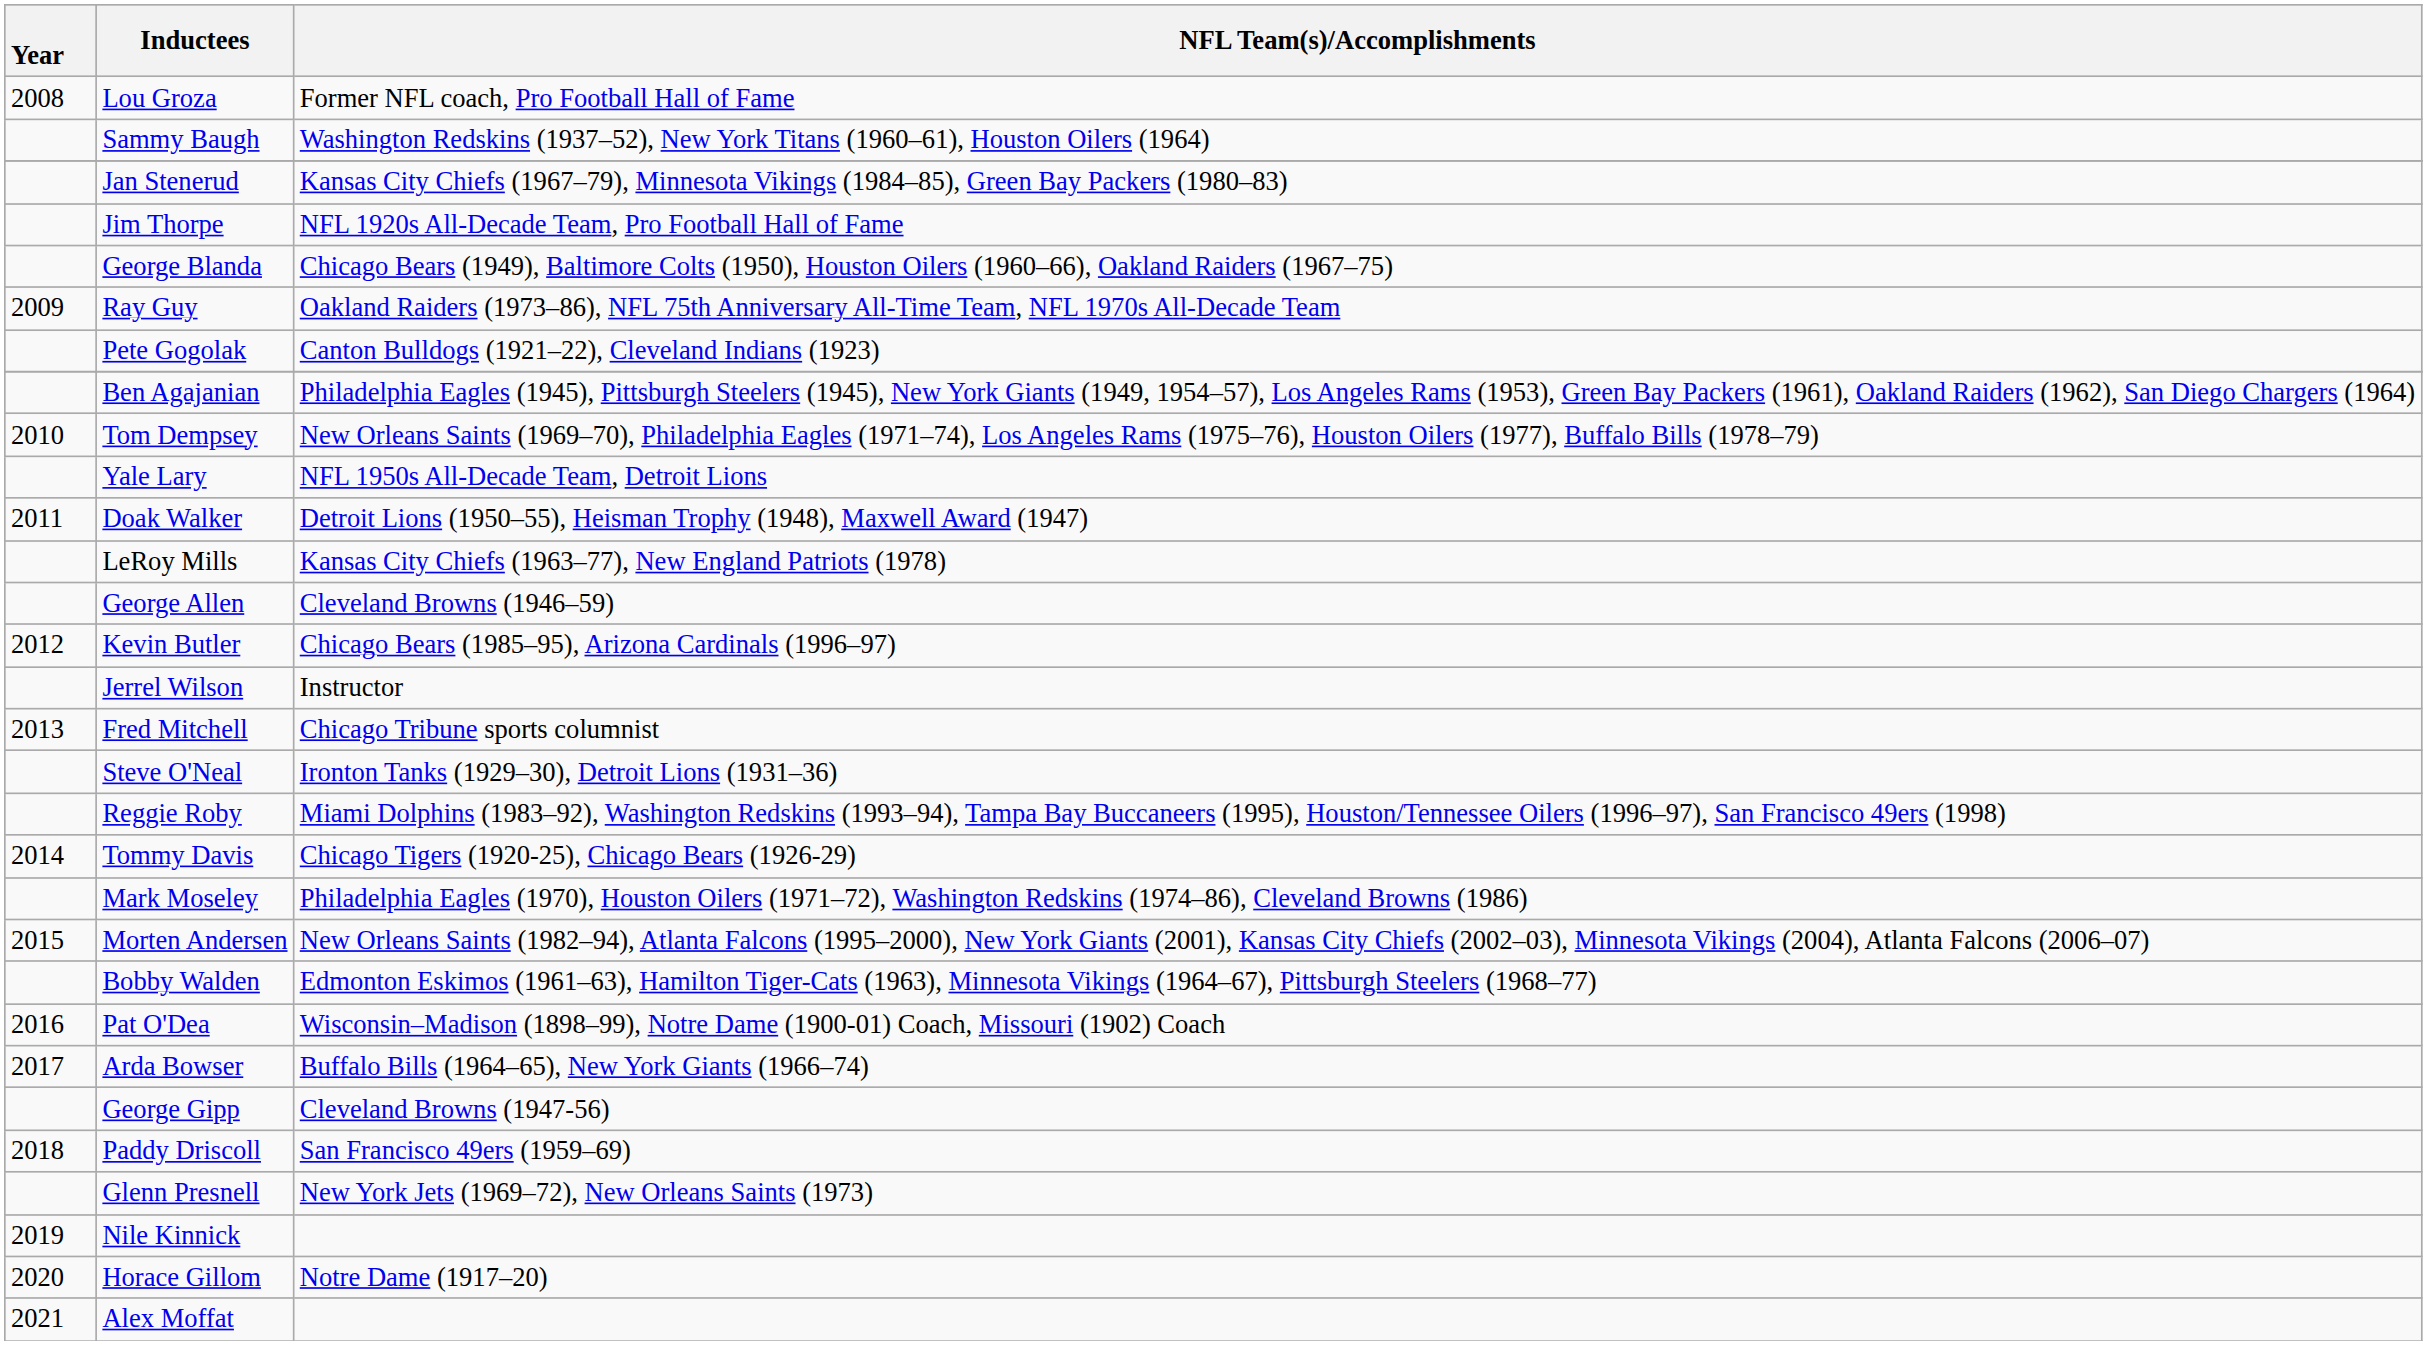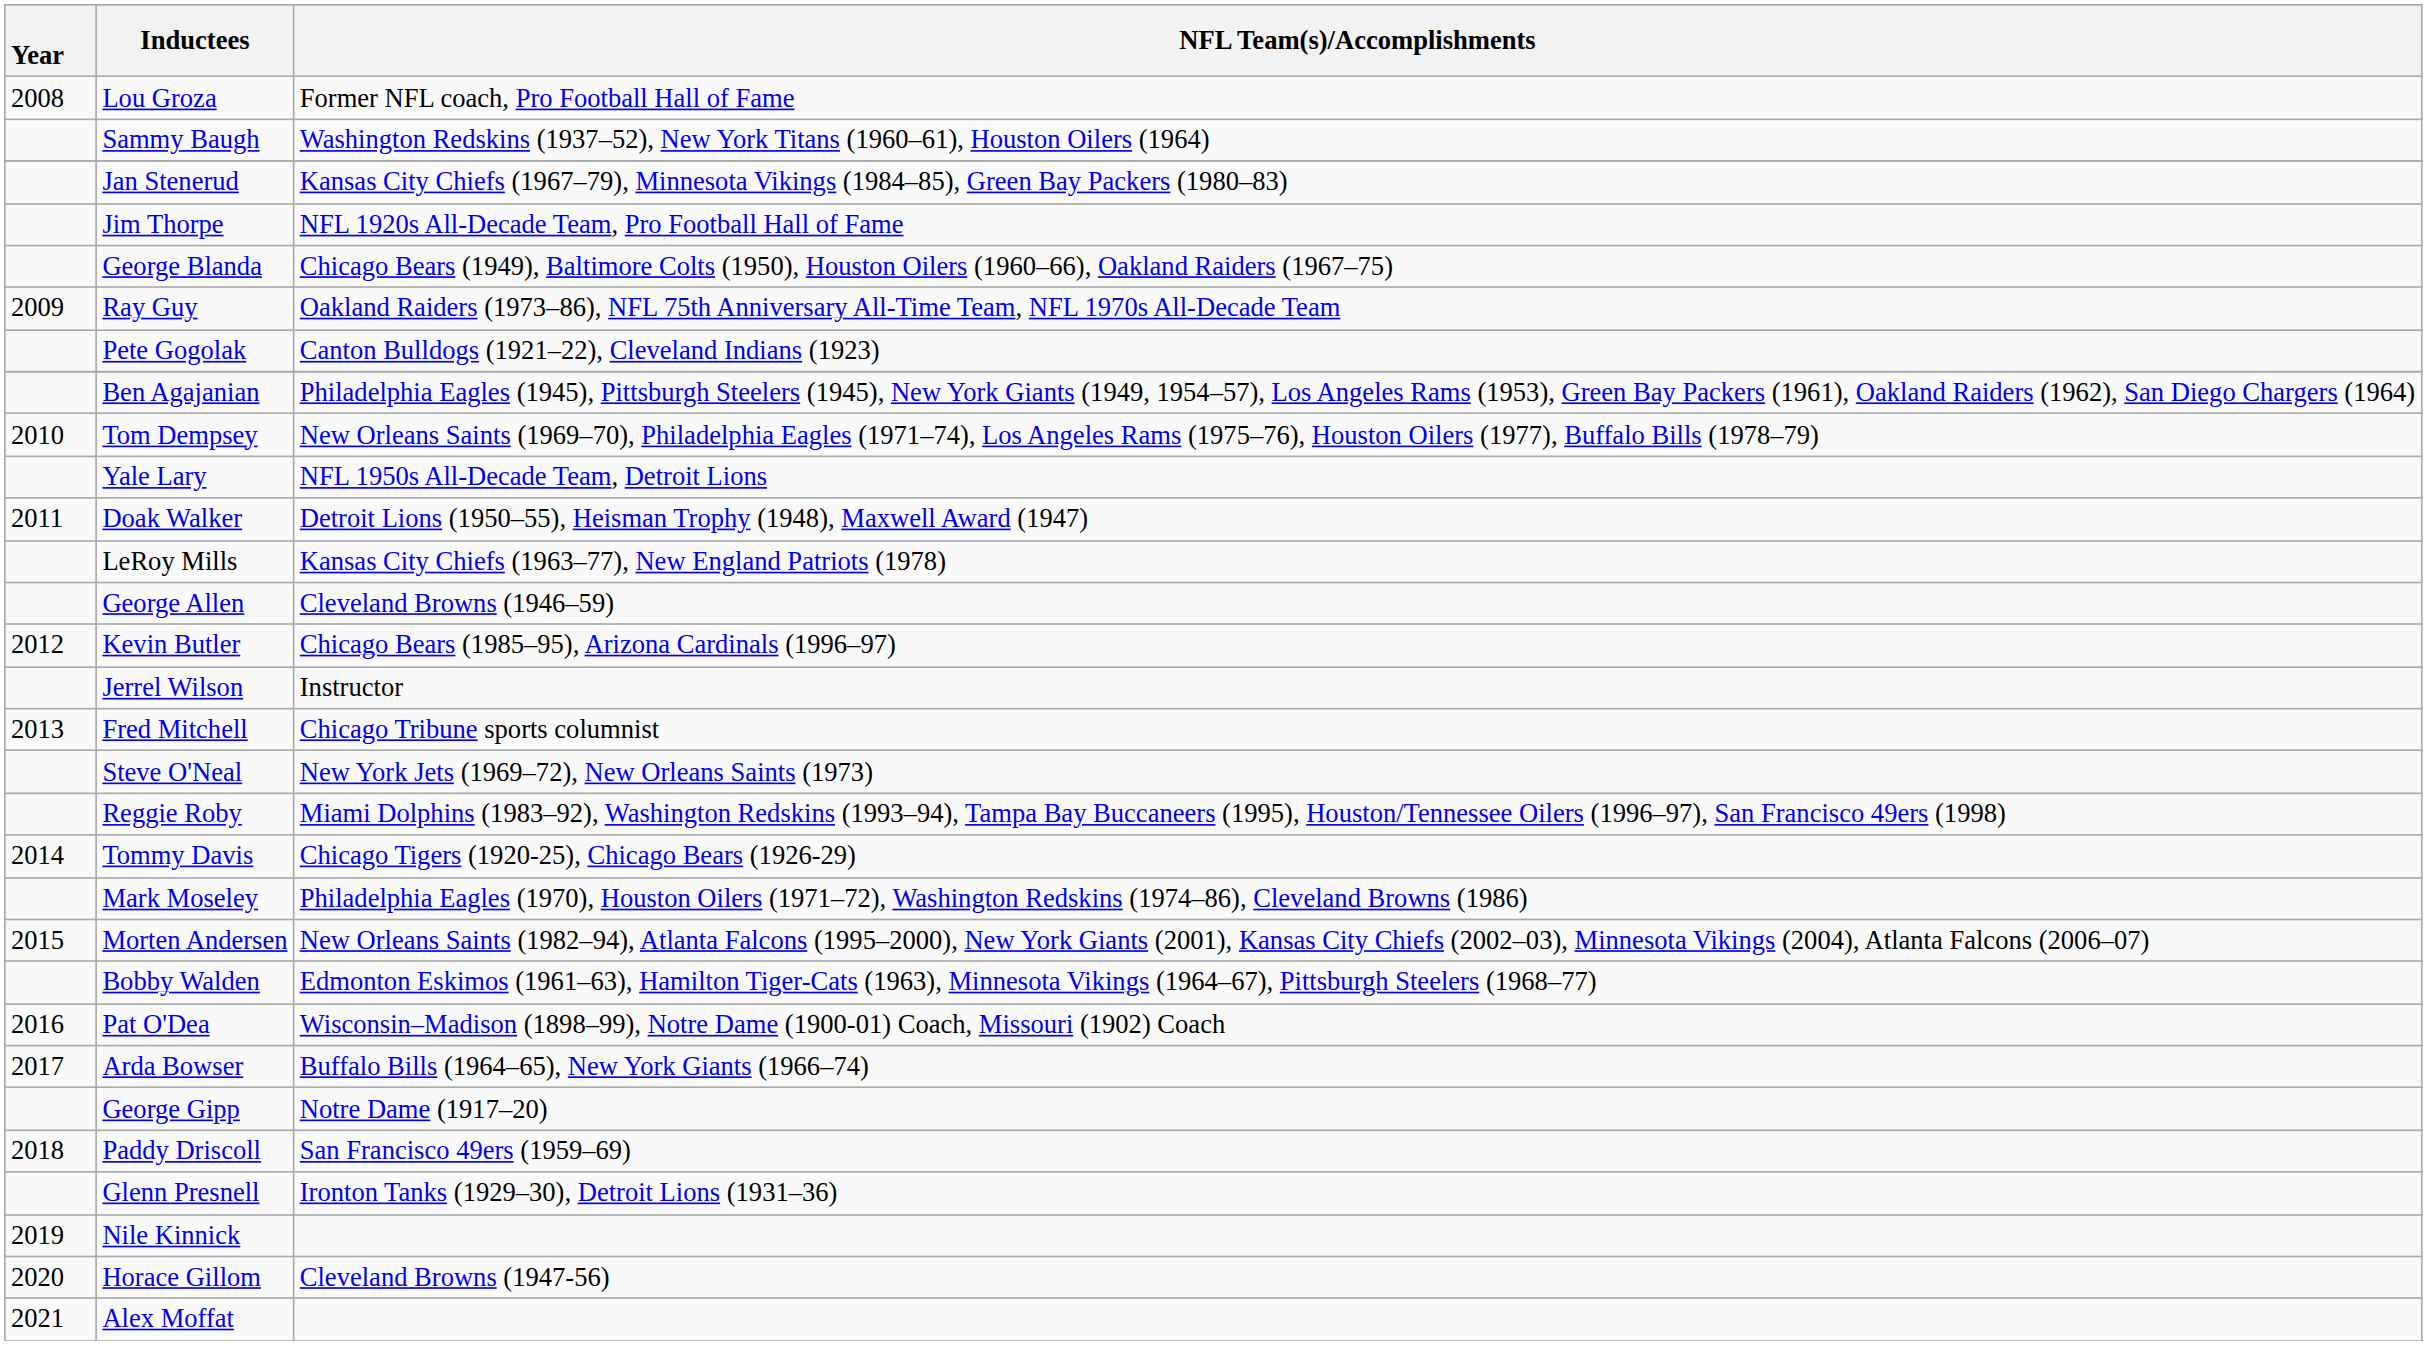(569, 771) Ironton Tanks (1929–30), Detroit Lions (1931–36) -> (586, 771) New York Jets (1969–72), New Orleans Saints (1973)
(455, 1108) Cleveland Browns (1947-56) -> (424, 1108) Notre Dame (1917–20)
(586, 1192) New York Jets (1969–72), New Orleans Saints (1973) -> (569, 1192) Ironton Tanks (1929–30), Detroit Lions (1931–36)
(424, 1276) Notre Dame (1917–20) -> (455, 1276) Cleveland Browns (1947-56)
